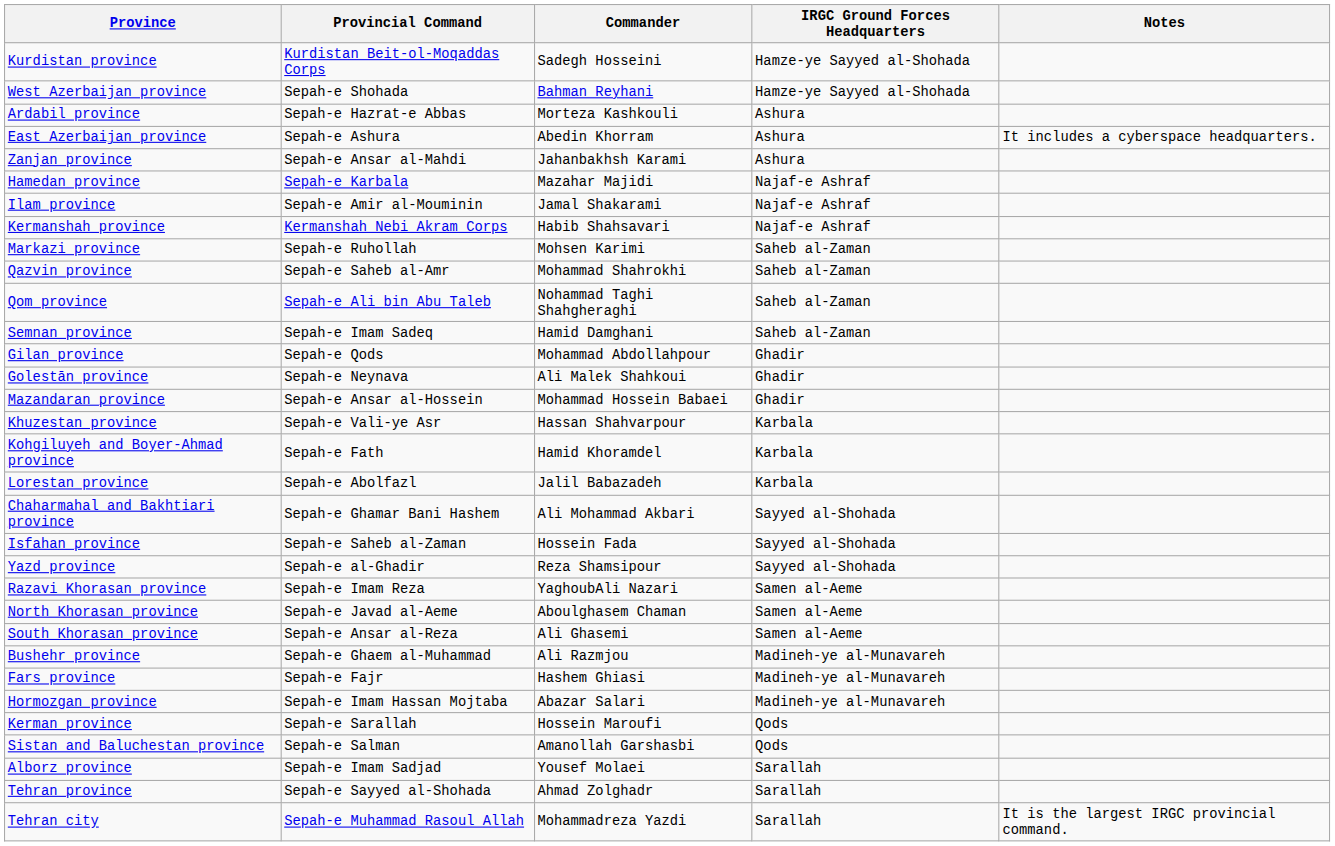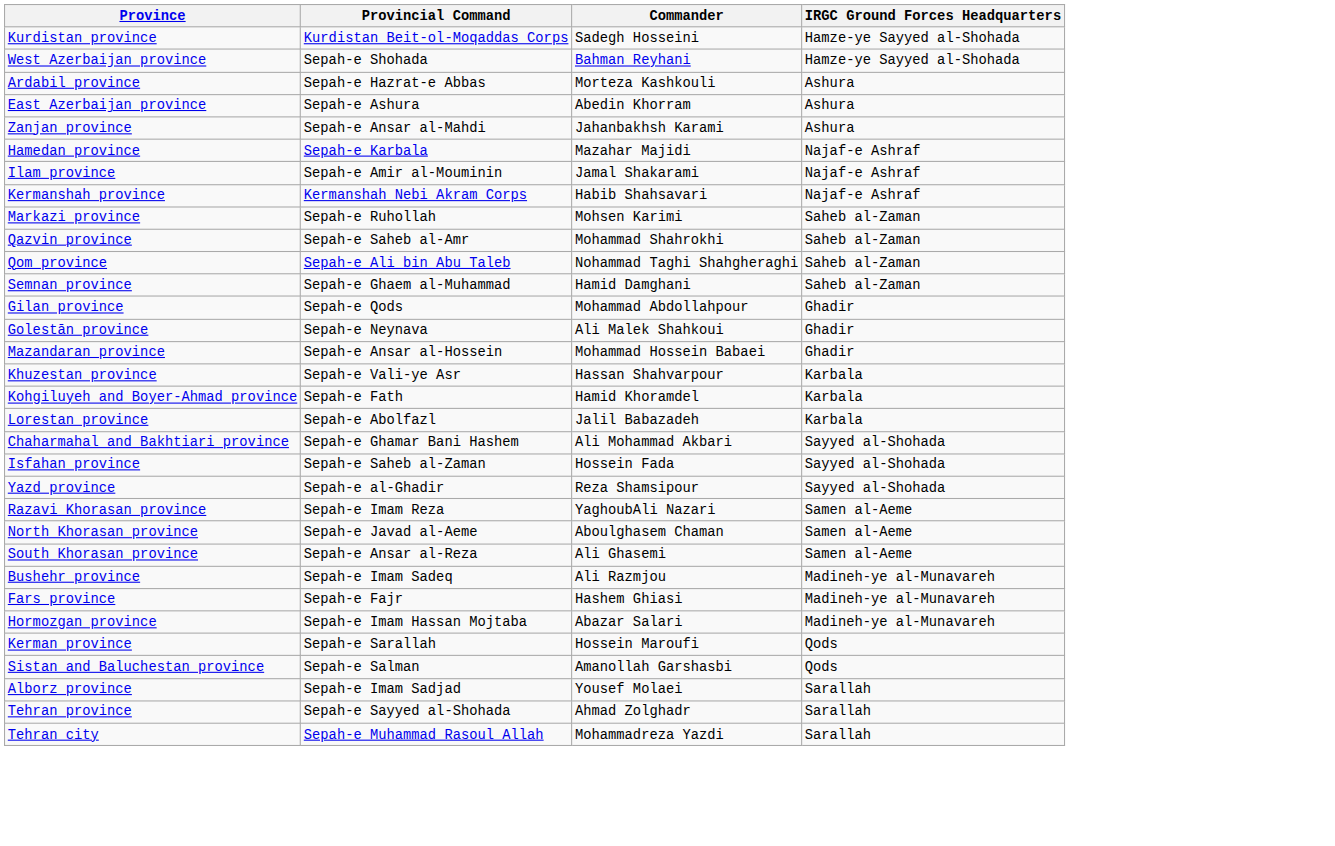- column: (1164, 24)
(359, 333) Sepah-e Imam Sadeq -> (407, 285) Sepah-e Ghaem al-Muhammad
(388, 657) Sepah-e Ghaem al-Muhammad -> (378, 577) Sepah-e Imam Sadeq
